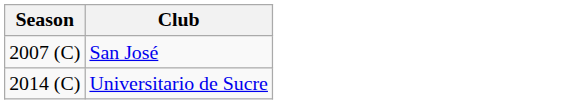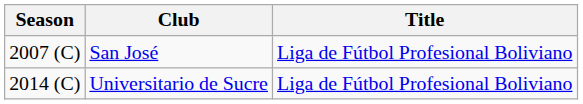+ column: (425, 20)
